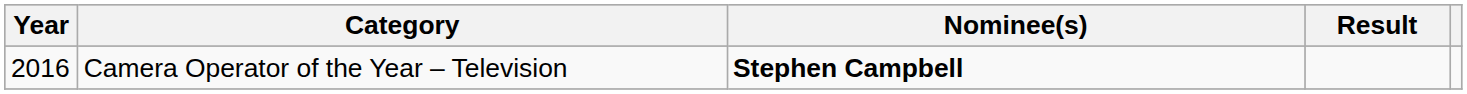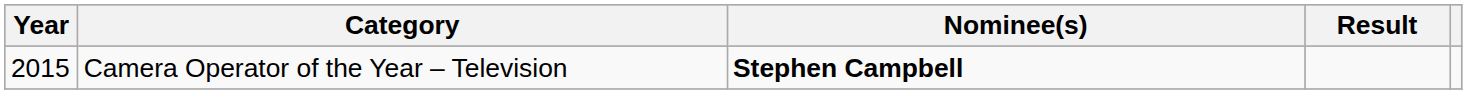(40, 67) 2016 -> (40, 67) 2015
